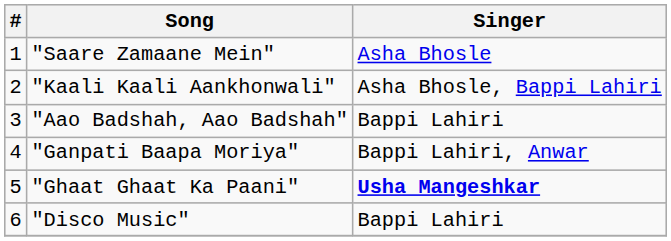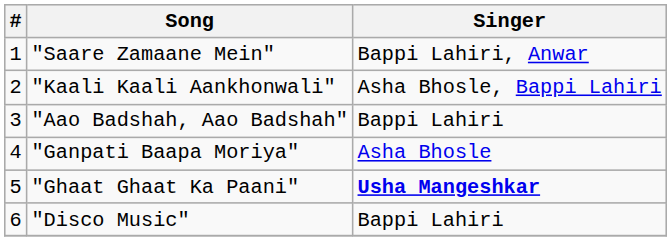(424, 54) Asha Bhosle -> (473, 54) Bappi Lahiri, Anwar
(473, 154) Bappi Lahiri, Anwar -> (424, 154) Asha Bhosle
